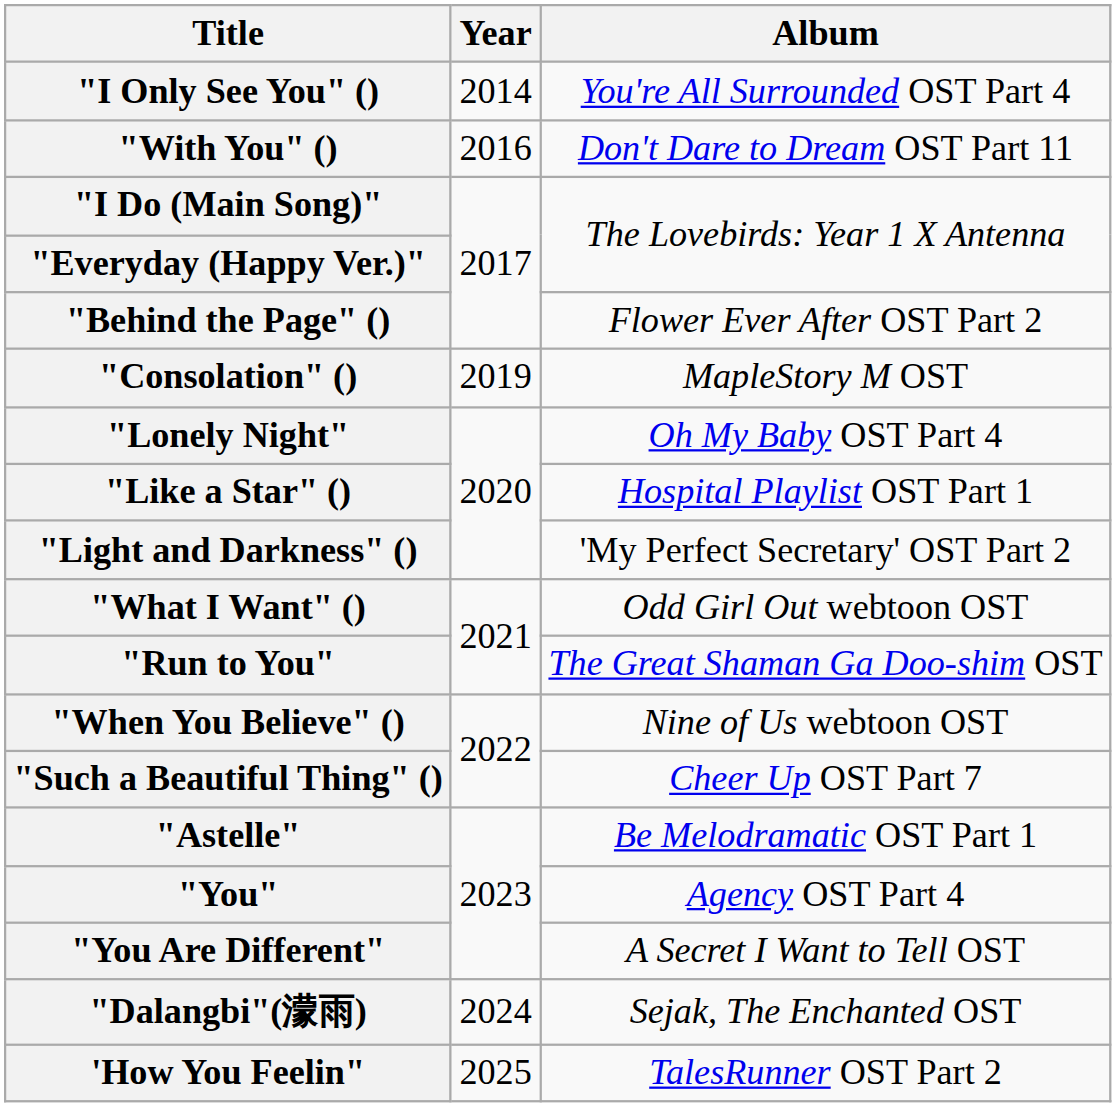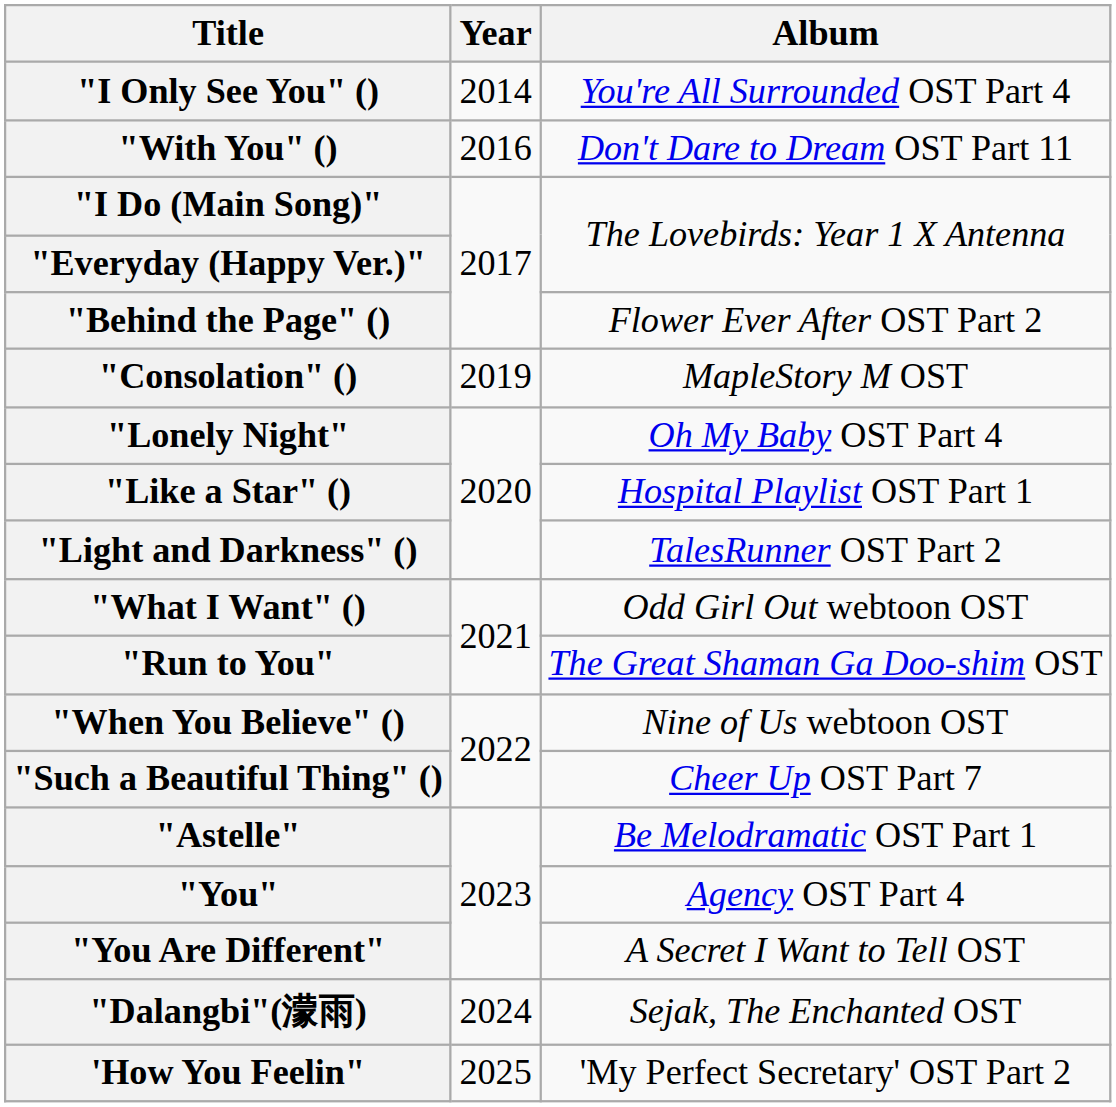(825, 549) 'My Perfect Secretary' OST Part 2 -> (826, 549) TalesRunner OST Part 2
(826, 1072) TalesRunner OST Part 2 -> (825, 1072) 'My Perfect Secretary' OST Part 2
